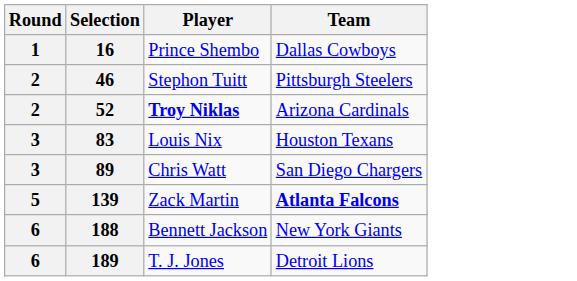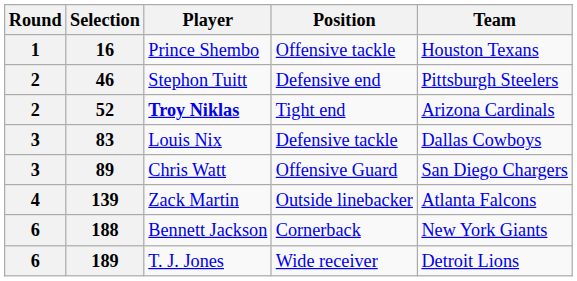+ column: (344, 19)
(336, 49) Dallas Cowboys -> (480, 49) Houston Texans
(334, 140) Houston Texans -> (481, 140) Dallas Cowboys
(35, 200) 5 -> (35, 200) 4
(337, 200) bold -> (479, 200) normal
